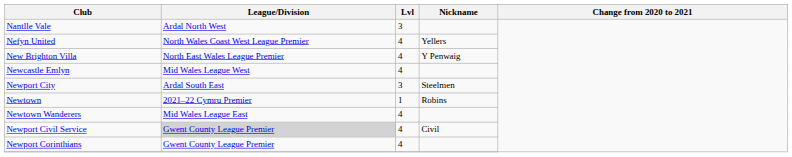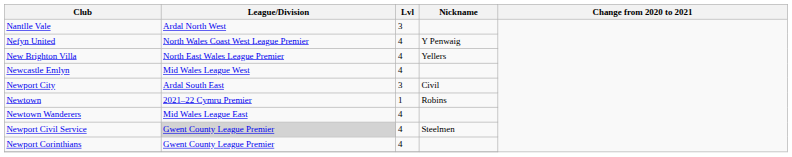(434, 41) Yellers -> (441, 41) Y Penwaig
(441, 56) Y Penwaig -> (434, 56) Yellers
(438, 85) Steelmen -> (430, 85) Civil
(430, 130) Civil -> (438, 130) Steelmen
